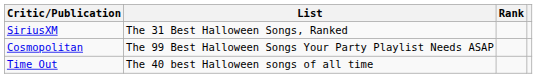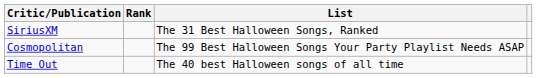columns swapped: (310, 13) <-> (511, 13)
